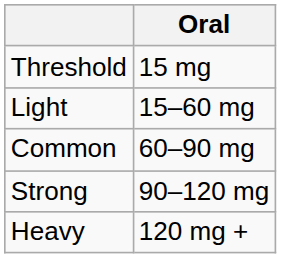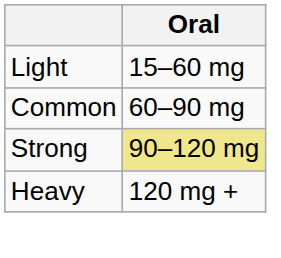- row: (69, 66)
(204, 190) no background -> (194, 149) khaki background
